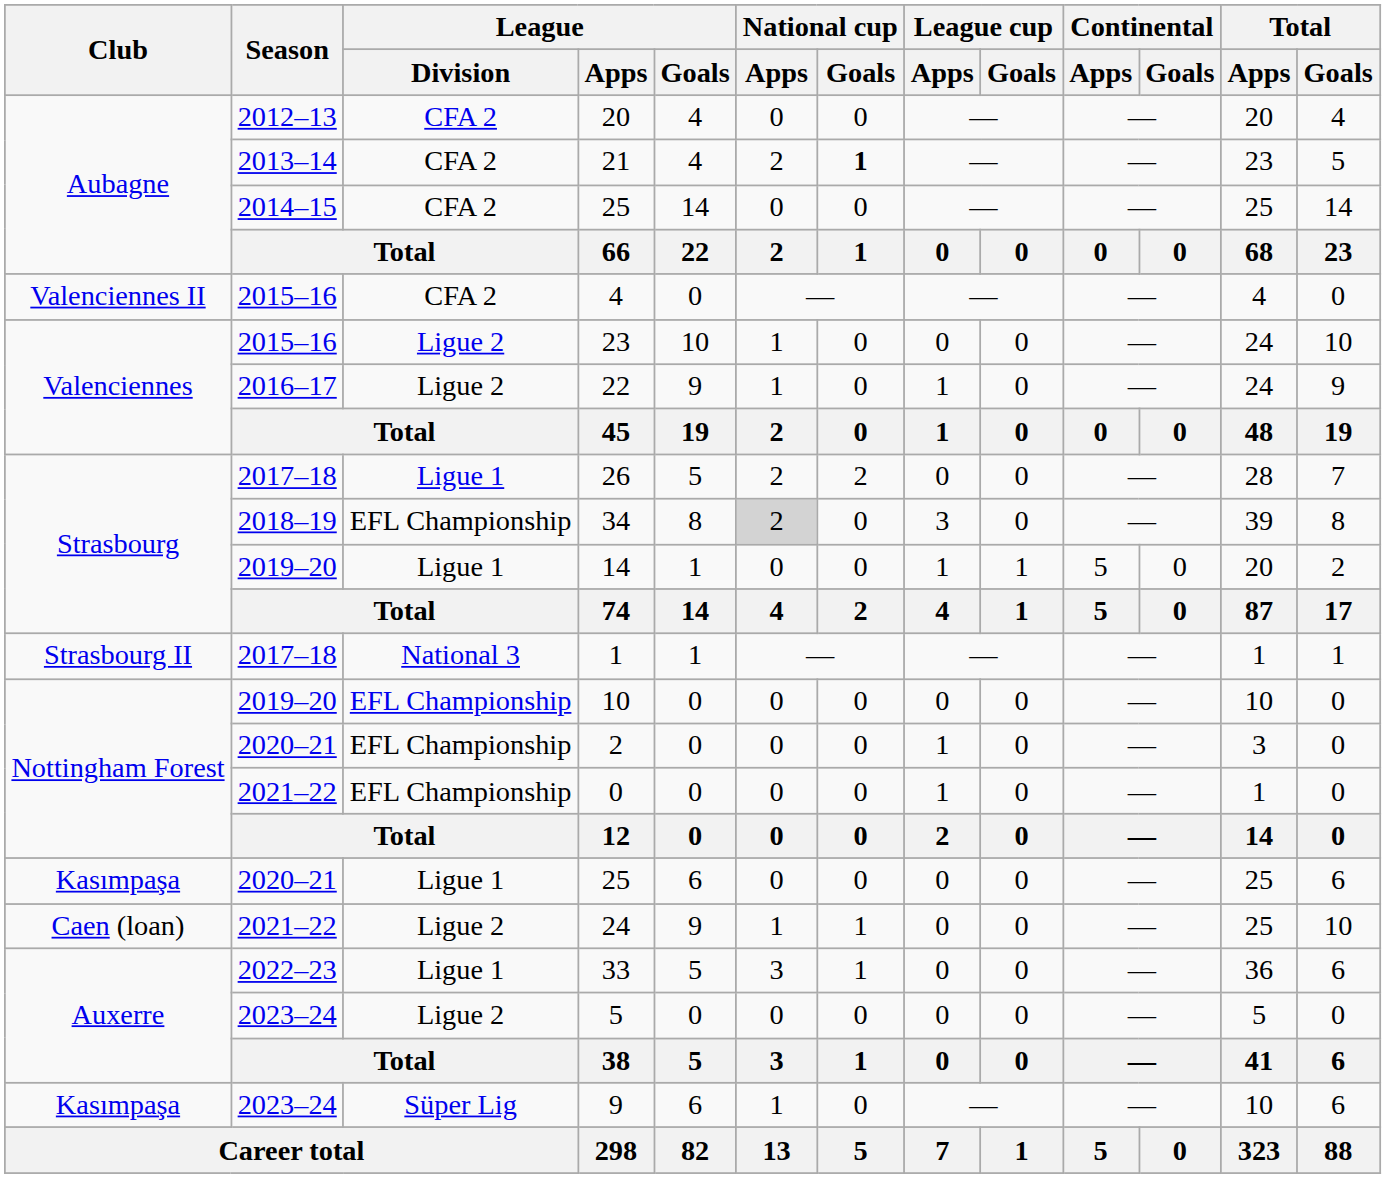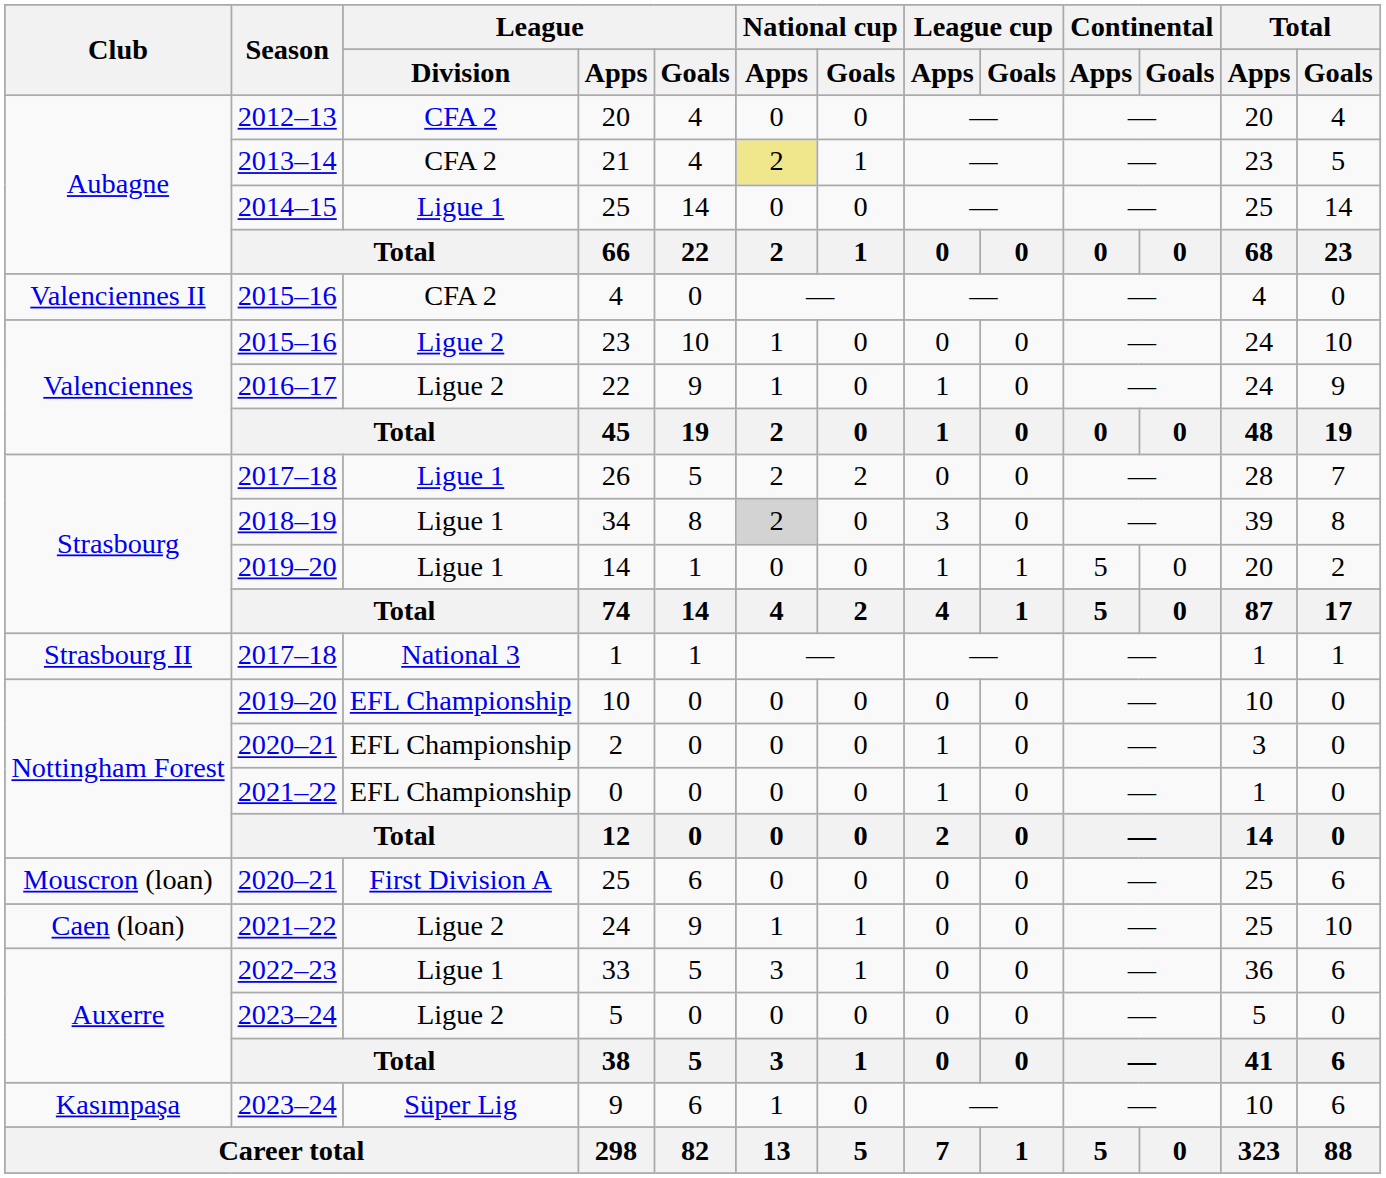(777, 161) no background -> (777, 161) khaki background
(861, 161) bold -> (861, 161) normal
(461, 206) CFA 2 -> (461, 206) Ligue 1
(461, 521) EFL Championship -> (461, 521) Ligue 1
(118, 880) Kasımpaşa -> (118, 880) Mouscron (loan)
(461, 880) Ligue 1 -> (461, 880) First Division A
